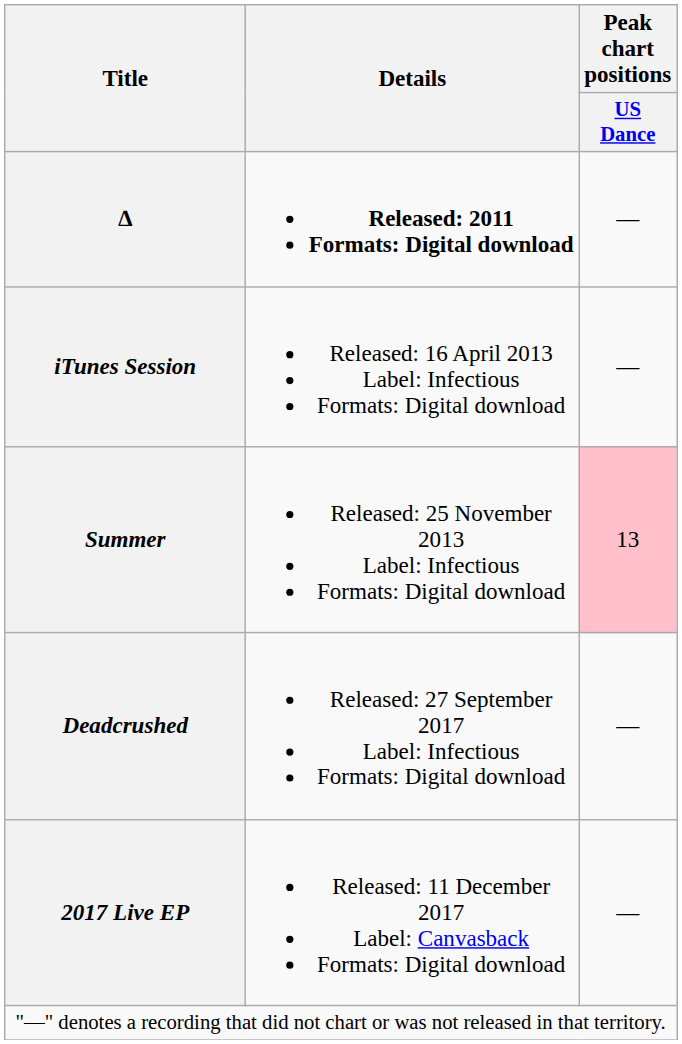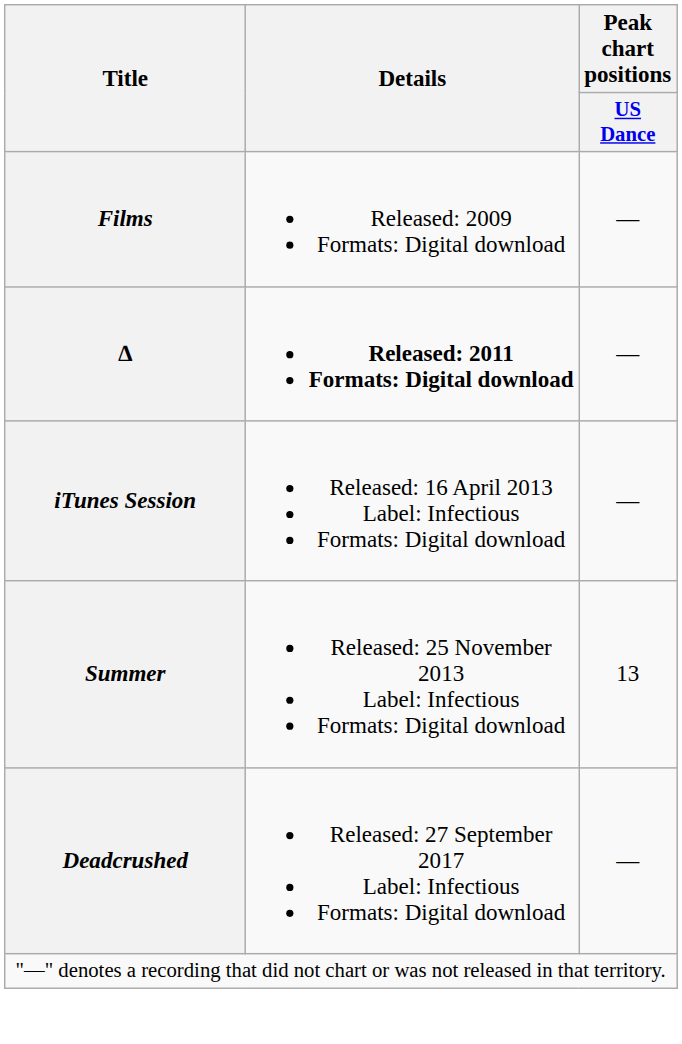+ row: (125, 218)
(628, 539) pink background -> (628, 674) no background
- row: (125, 912)
